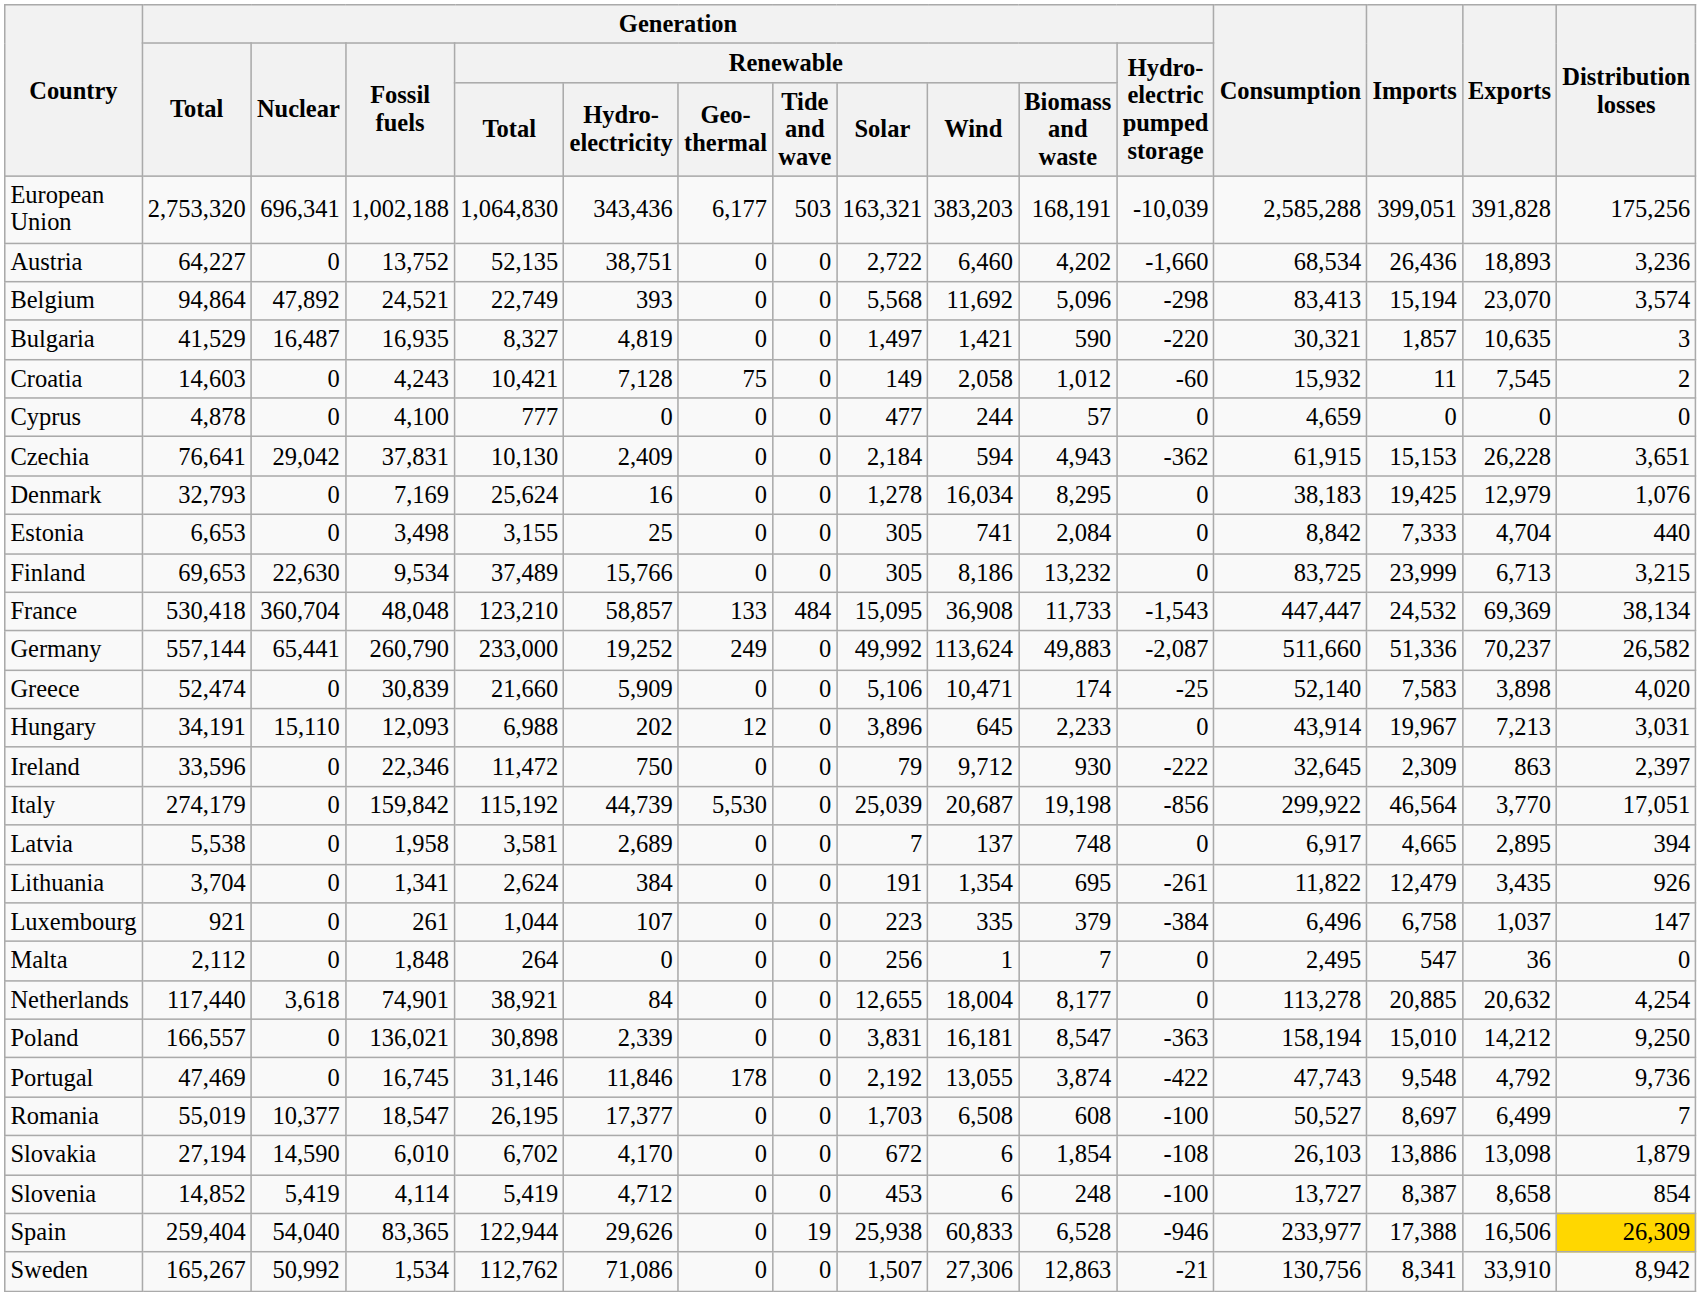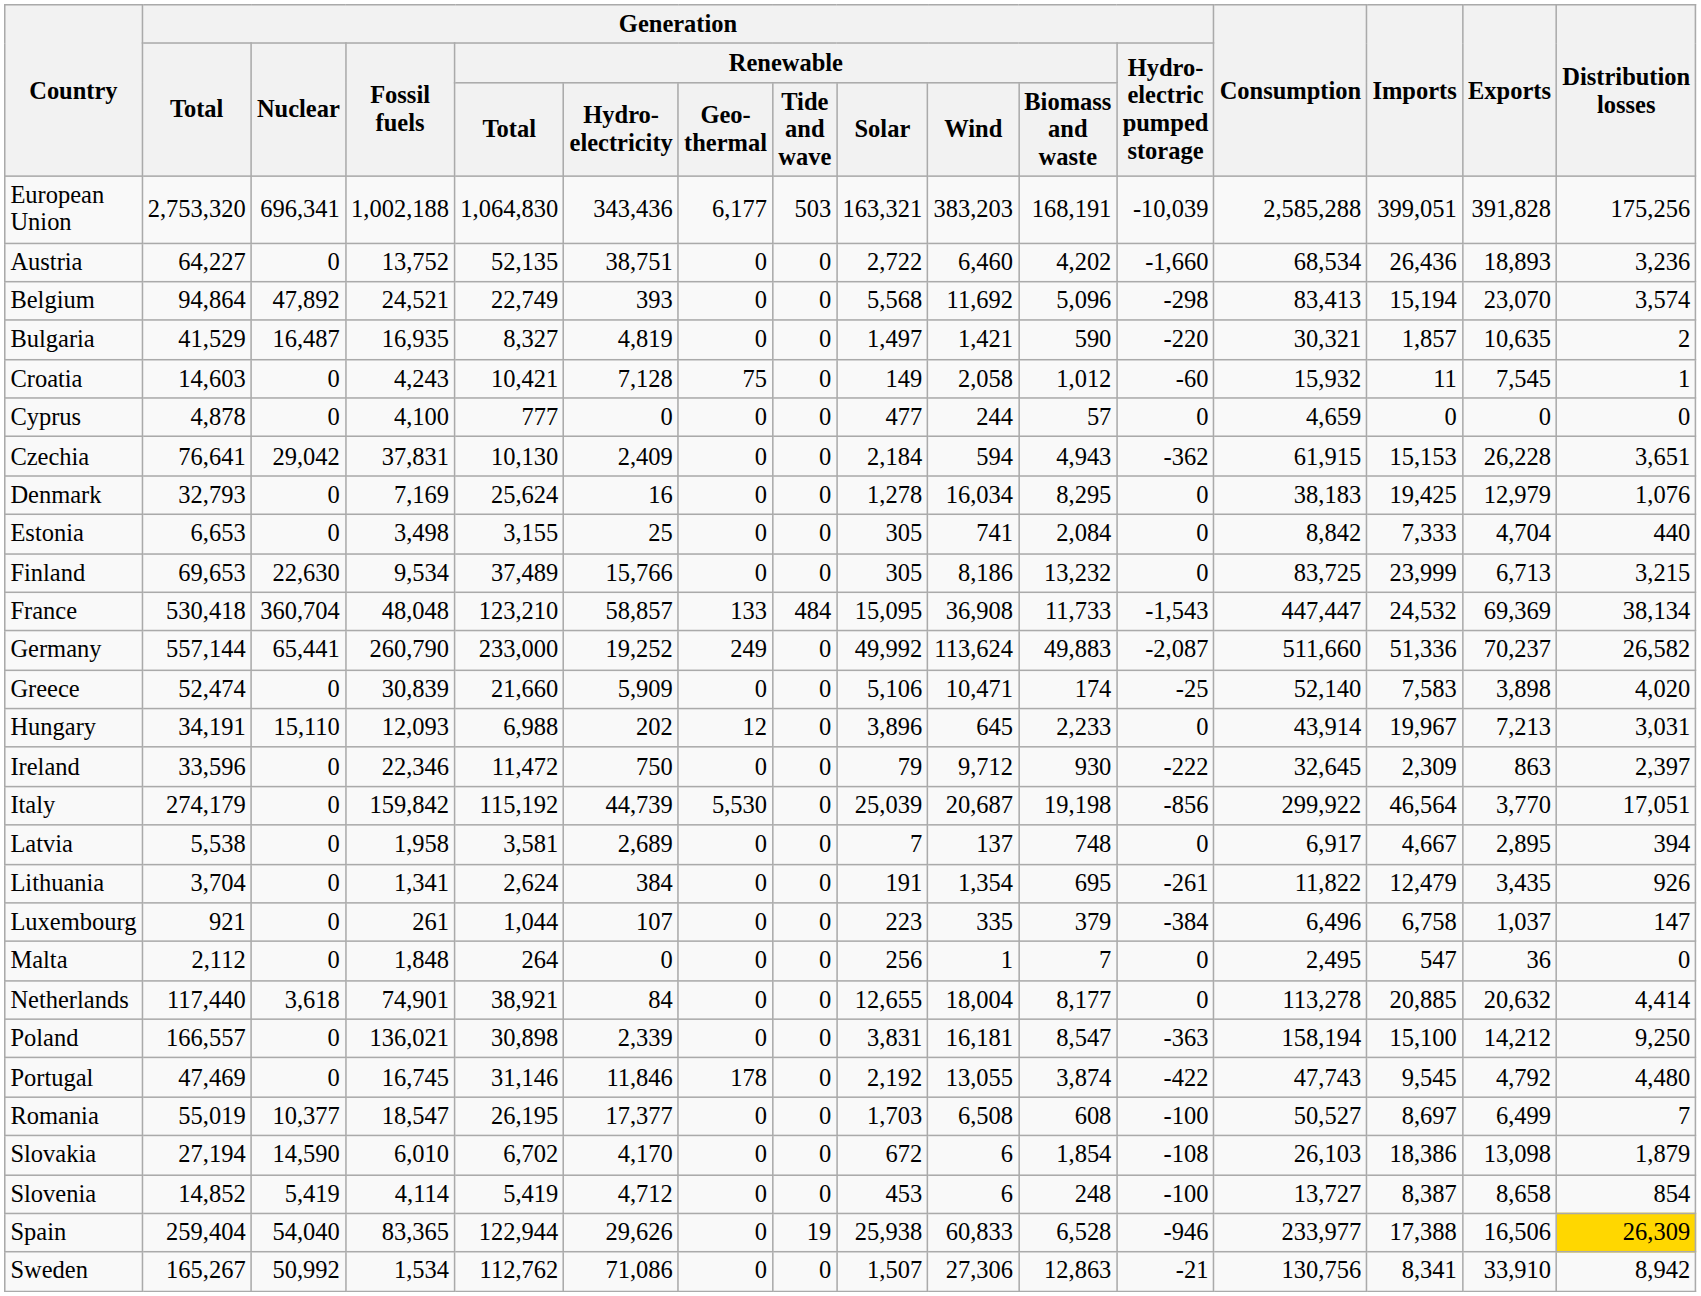(1684, 339) 3 -> (1684, 339) 2
(1684, 378) 2 -> (1684, 378) 1
(1429, 844) 4,665 -> (1429, 844) 4,667
(1663, 999) 4,254 -> (1663, 999) 4,414
(1423, 1038) 15,010 -> (1423, 1038) 15,100
(1429, 1077) 9,548 -> (1429, 1077) 9,545
(1663, 1077) 9,736 -> (1663, 1077) 4,480
(1423, 1154) 13,886 -> (1423, 1154) 18,386
